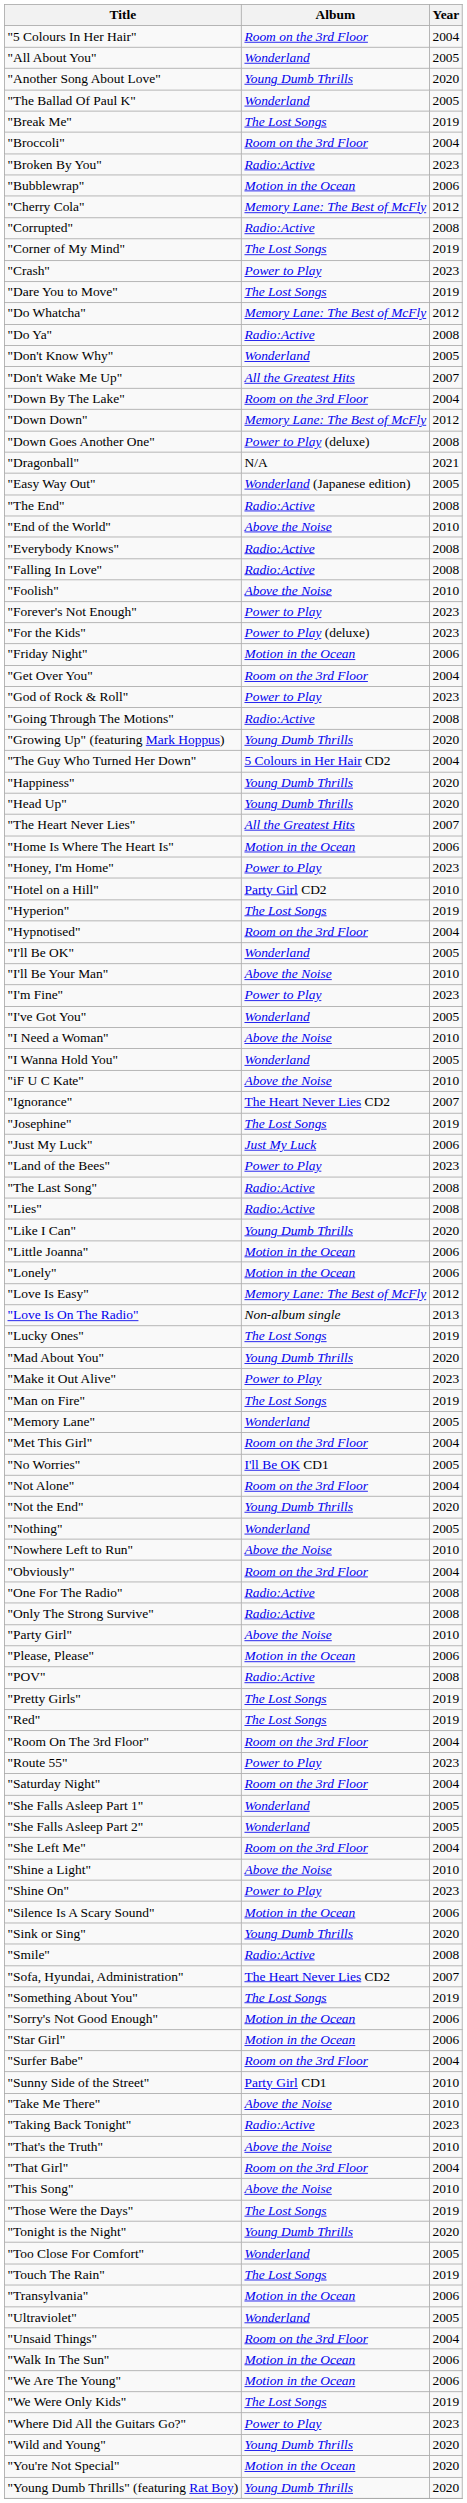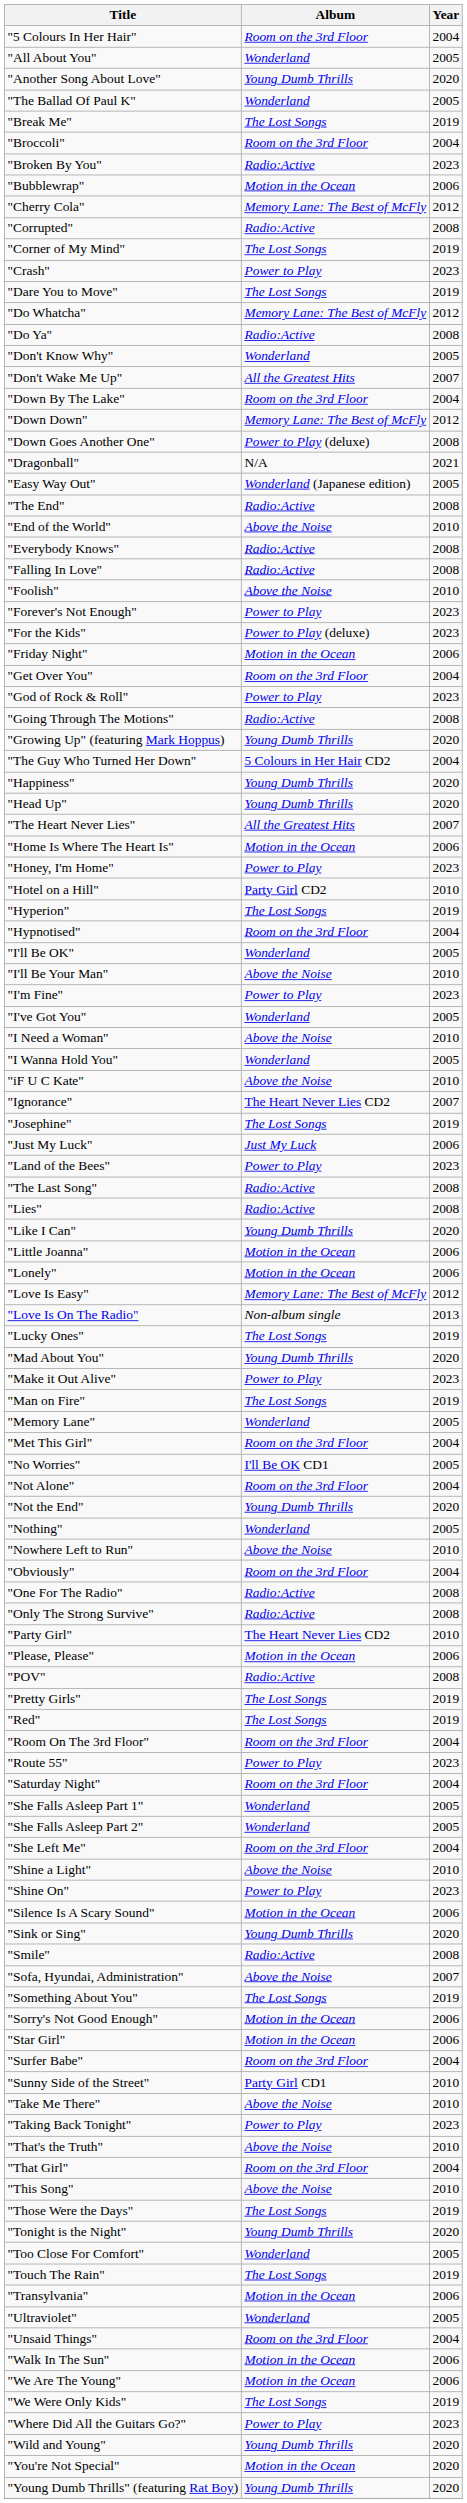(288, 1635) Above the Noise -> (317, 1635) The Heart Never Lies CD2
(317, 1976) The Heart Never Lies CD2 -> (288, 1976) Above the Noise
(280, 2125) Radio:Active -> (283, 2125) Power to Play
